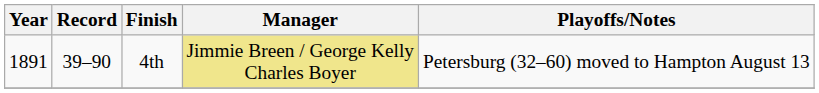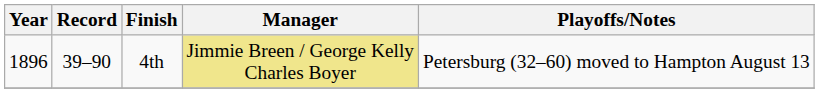(28, 61) 1891 -> (28, 61) 1896
